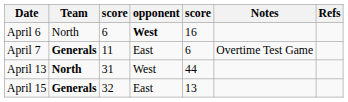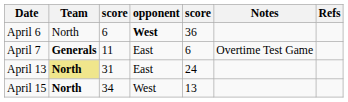(191, 32) 16 -> (191, 32) 36
(67, 69) no background -> (67, 69) khaki background
(145, 69) West -> (143, 69) East
(191, 69) 44 -> (191, 69) 24
(74, 87) Generals -> (67, 87) North
(108, 87) 32 -> (108, 87) 34
(143, 87) East -> (145, 87) West
